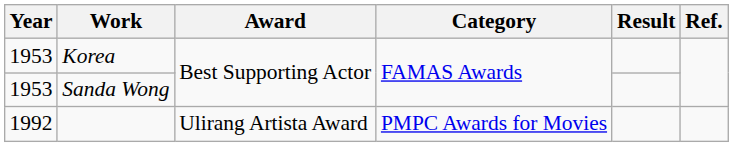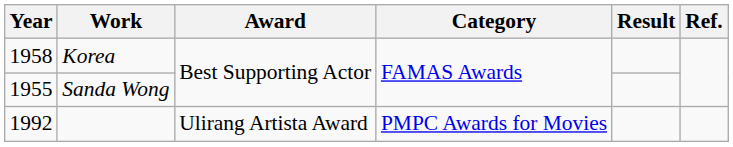(31, 55) 1953 -> (31, 55) 1958
(31, 89) 1953 -> (31, 89) 1955
